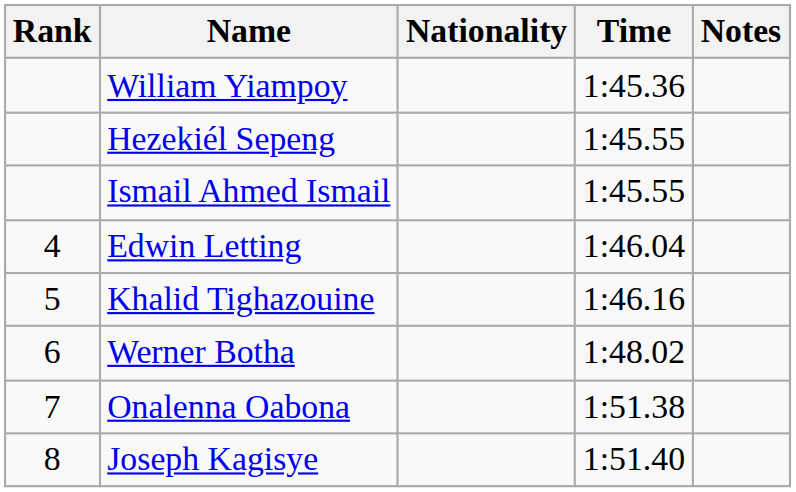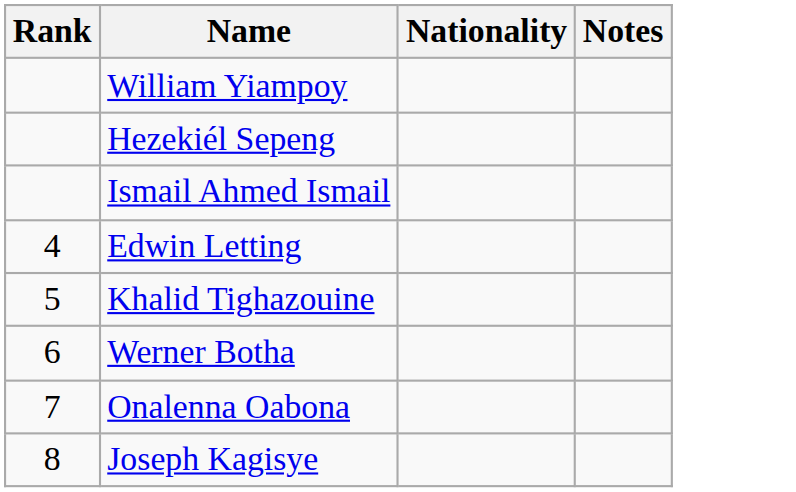- column: (634, 31)
